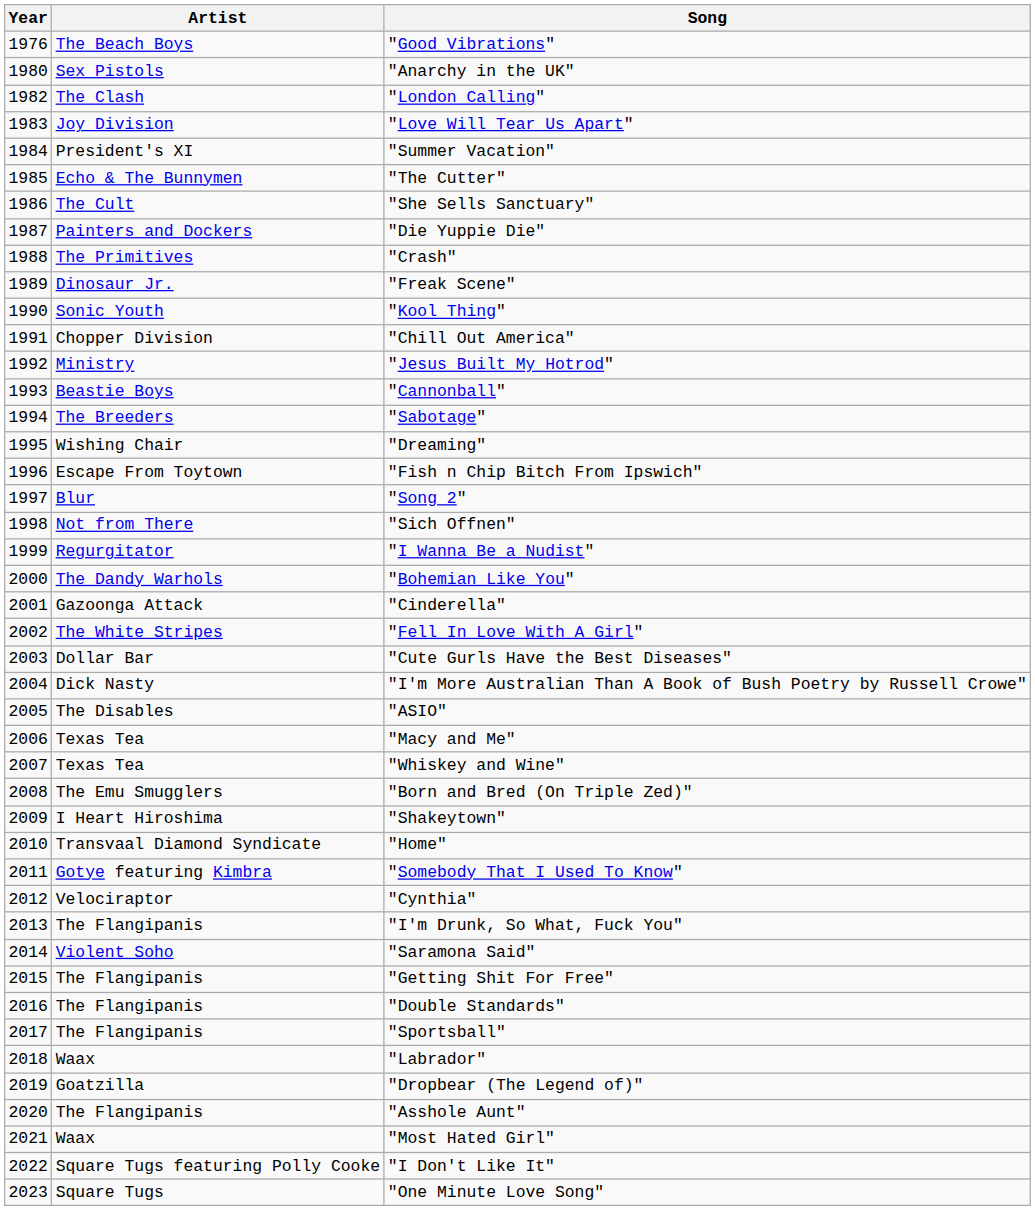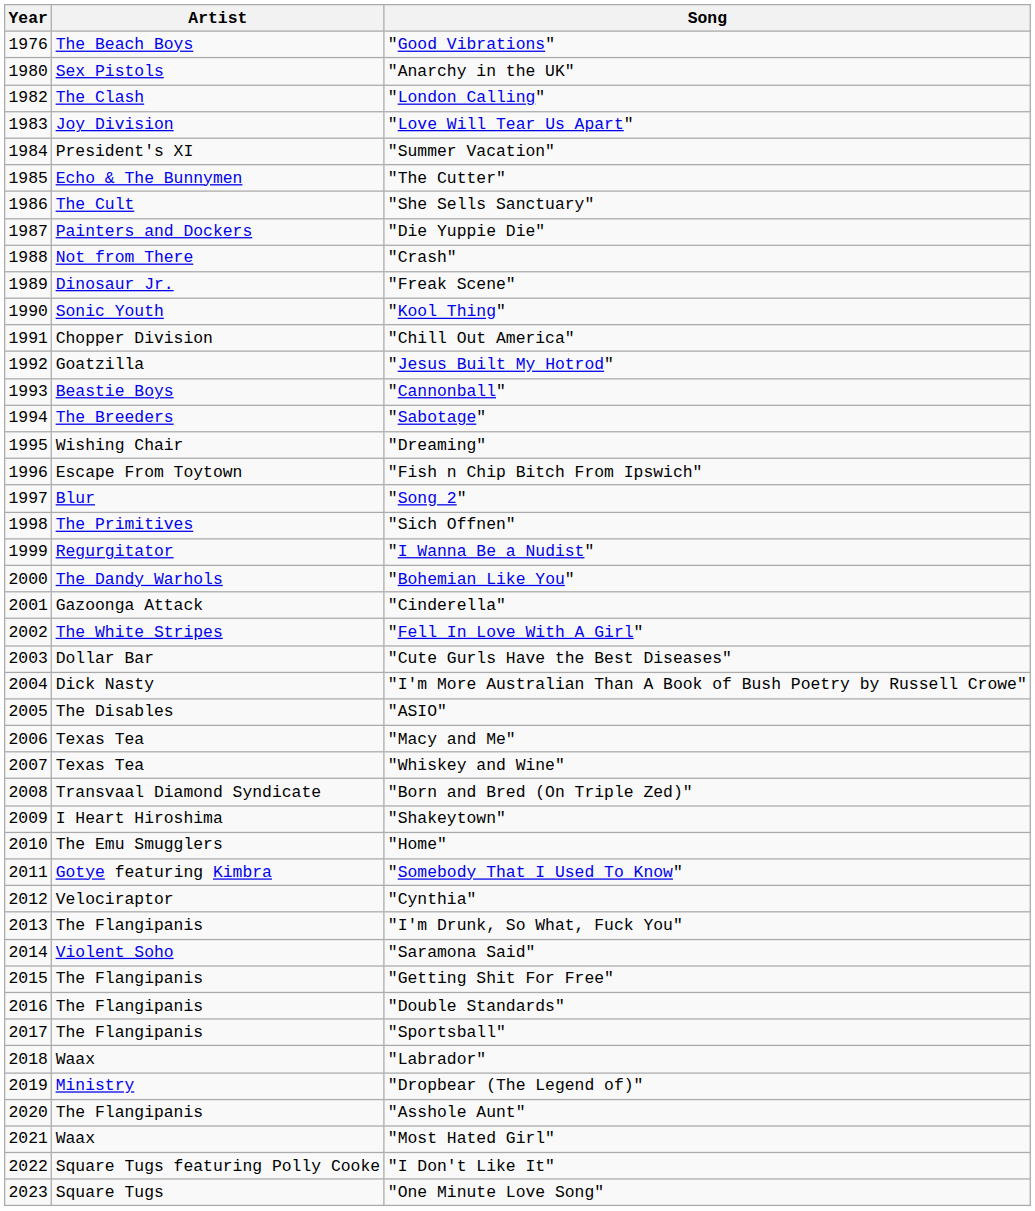(124, 258) The Primitives -> (124, 258) Not from There
(95, 365) Ministry -> (100, 365) Goatzilla
(124, 525) Not from There -> (124, 525) The Primitives
(139, 792) The Emu Smugglers -> (188, 792) Transvaal Diamond Syndicate
(188, 846) Transvaal Diamond Syndicate -> (139, 846) The Emu Smugglers
(100, 1086) Goatzilla -> (95, 1086) Ministry
